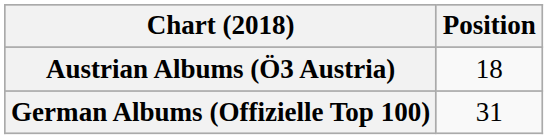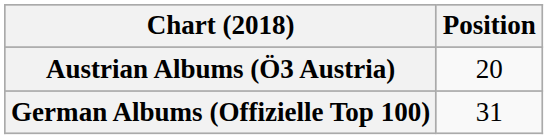(489, 68) 18 -> (489, 68) 20
